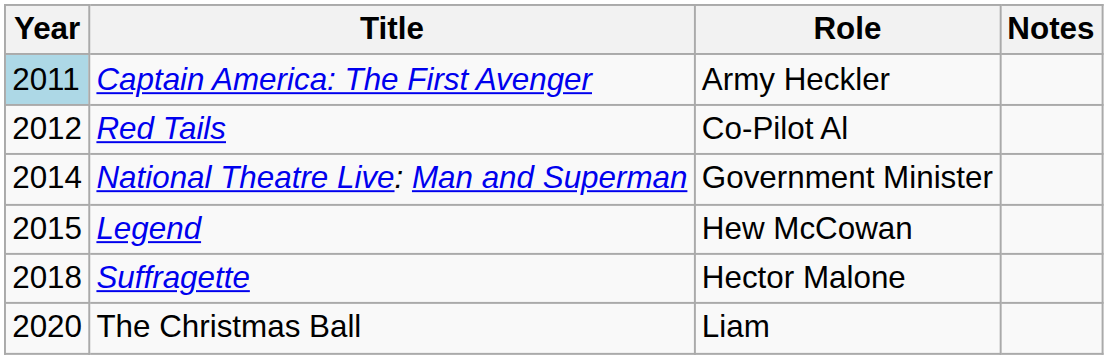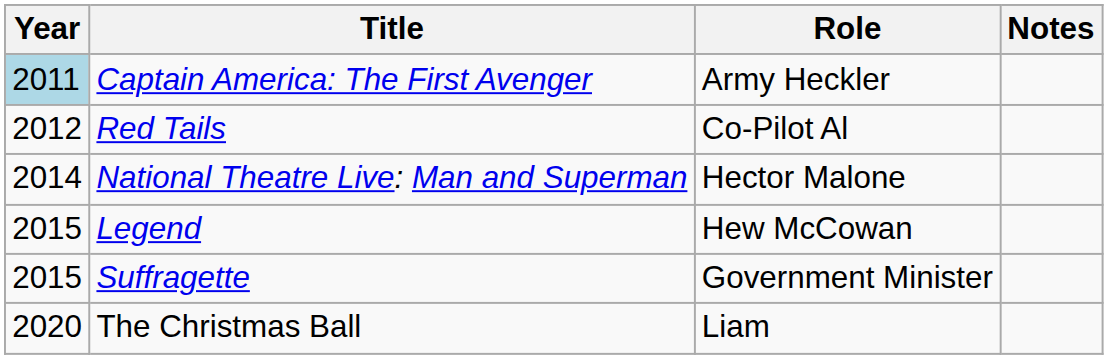(847, 178) Government Minister -> (804, 178) Hector Malone
(47, 278) 2018 -> (47, 278) 2015
(804, 278) Hector Malone -> (847, 278) Government Minister
